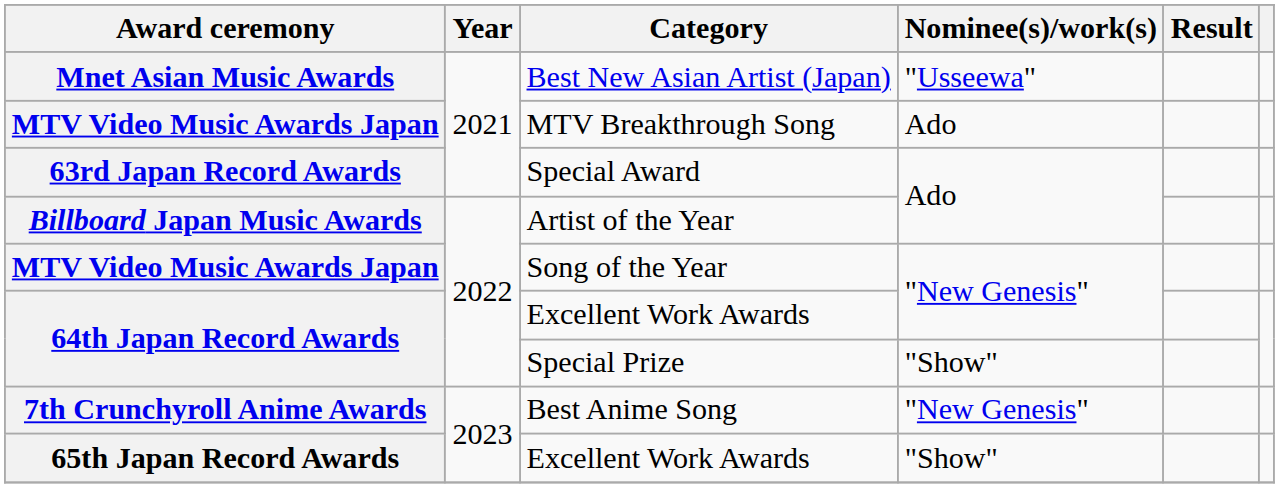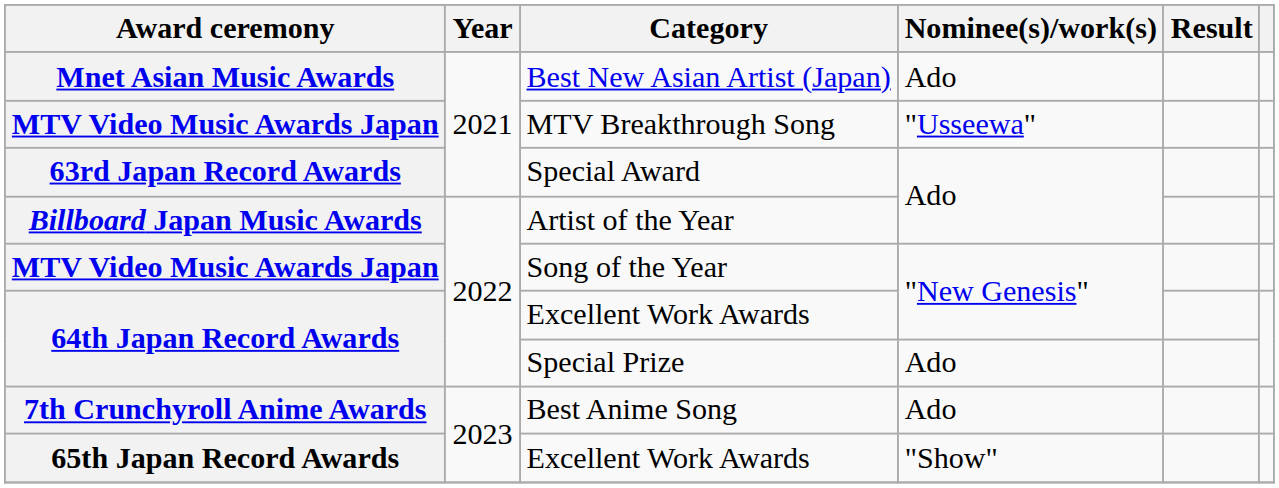(970, 76) "Usseewa" -> (931, 76) Ado
(931, 123) Ado -> (970, 123) "Usseewa"
(951, 362) "Show" -> (931, 362) Ado
(997, 409) "New Genesis" -> (931, 409) Ado
